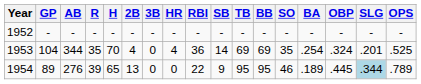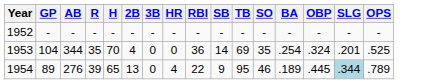- column: (264, 13)
(174, 50) 4 -> (174, 50) 0
(174, 69) 0 -> (174, 69) 4
